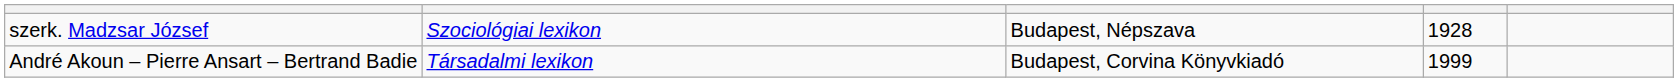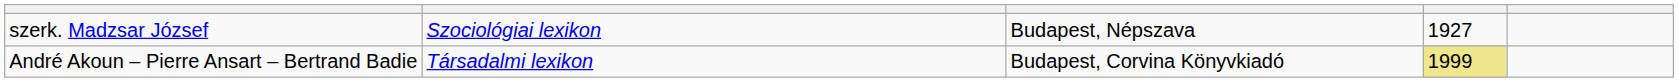(1450, 29) 1928 -> (1450, 29) 1927
(1450, 61) no background -> (1450, 61) khaki background
